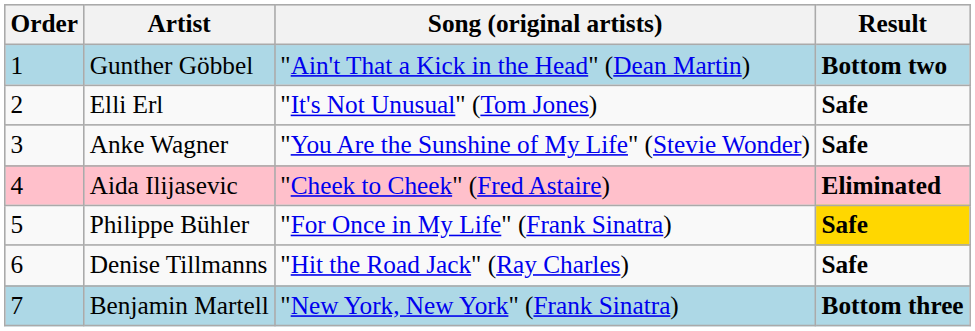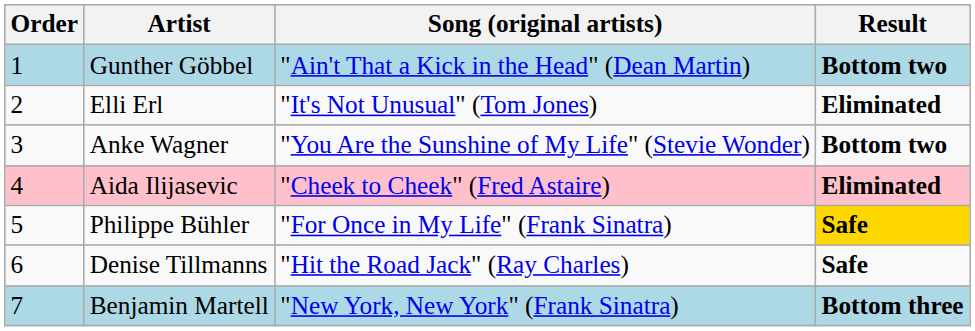(845, 104) Safe -> (881, 104) Eliminated
(845, 144) Safe -> (884, 144) Bottom two
